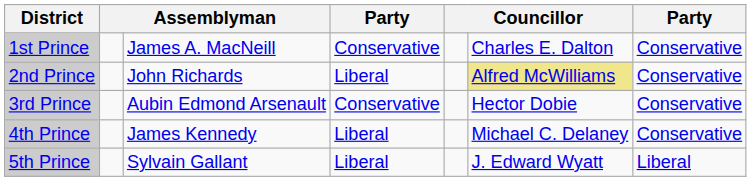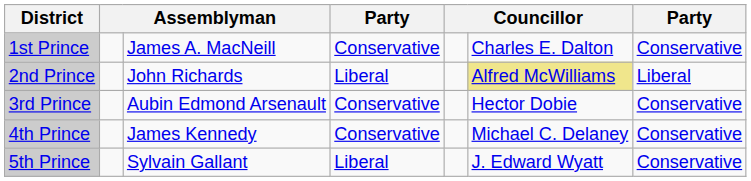(689, 76) Conservative -> (664, 76) Liberal
(361, 133) Liberal -> (387, 133) Conservative
(664, 162) Liberal -> (689, 162) Conservative
